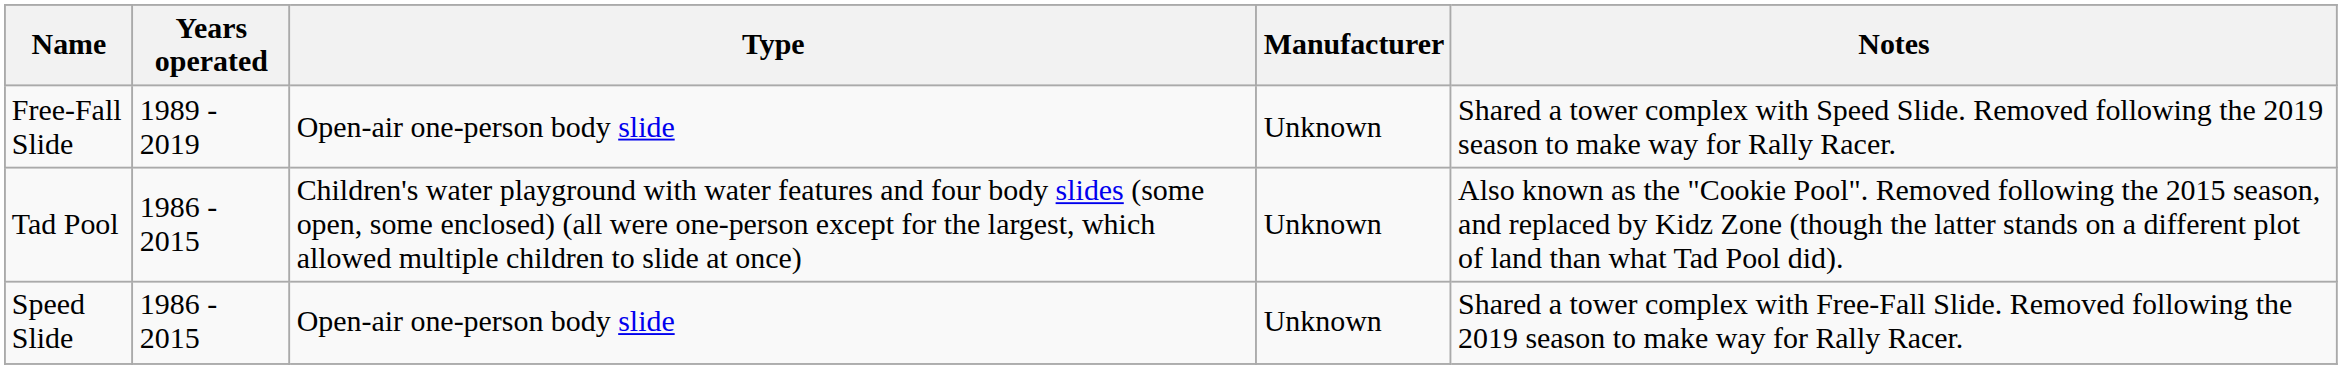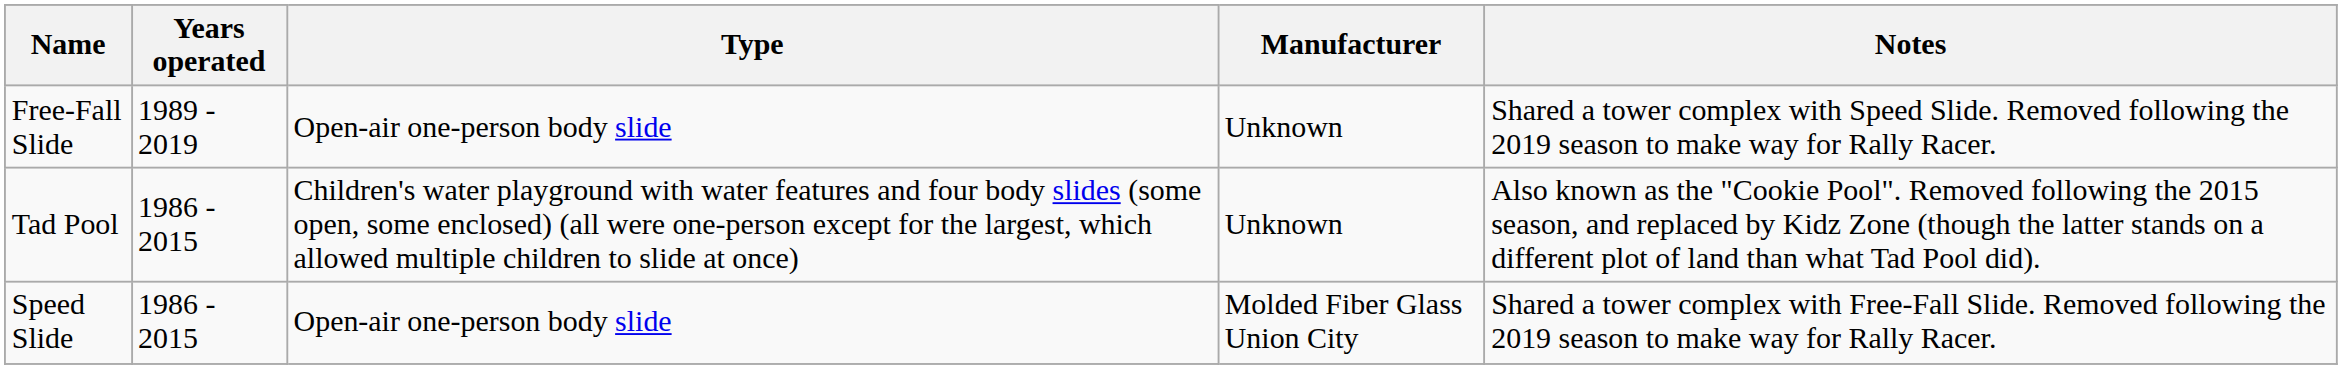(1323, 322) Unknown -> (1344, 322) Molded Fiber Glass Union City
